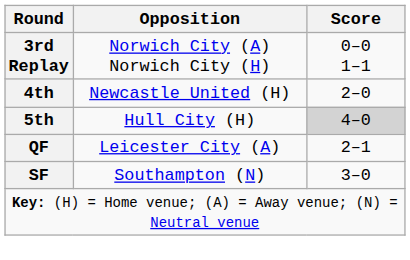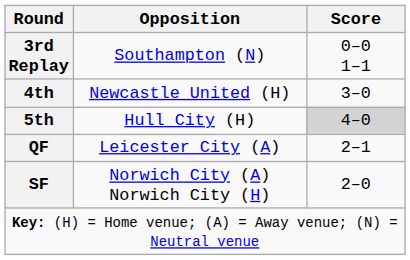(190, 56) Norwich City (A) Norwich City (H) -> (190, 56) Southampton (N)
(356, 93) 2–0 -> (356, 93) 3–0
(190, 175) Southampton (N) -> (190, 185) Norwich City (A) Norwich City (H)
(356, 175) 3–0 -> (356, 185) 2–0
